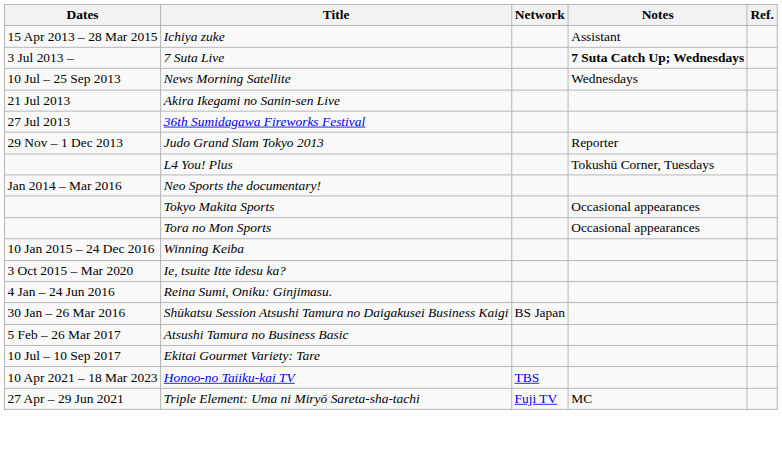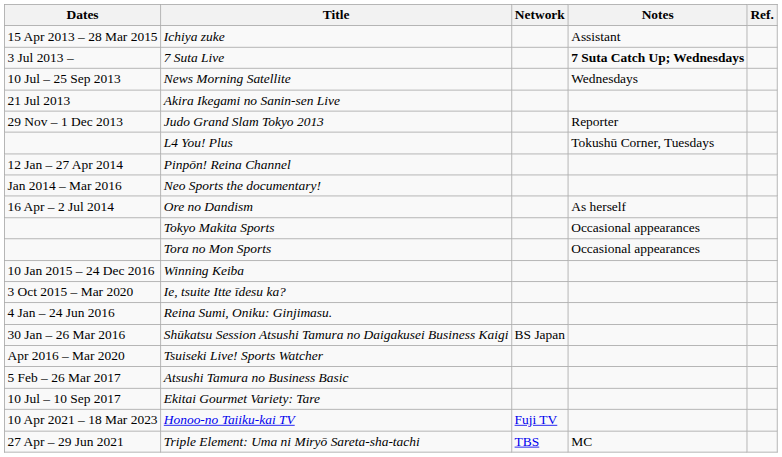- row: (265, 121)
+ row: (227, 164)
+ row: (208, 206)
+ row: (243, 356)
(527, 377) TBS -> (536, 420) Fuji TV
(536, 398) Fuji TV -> (527, 441) TBS
